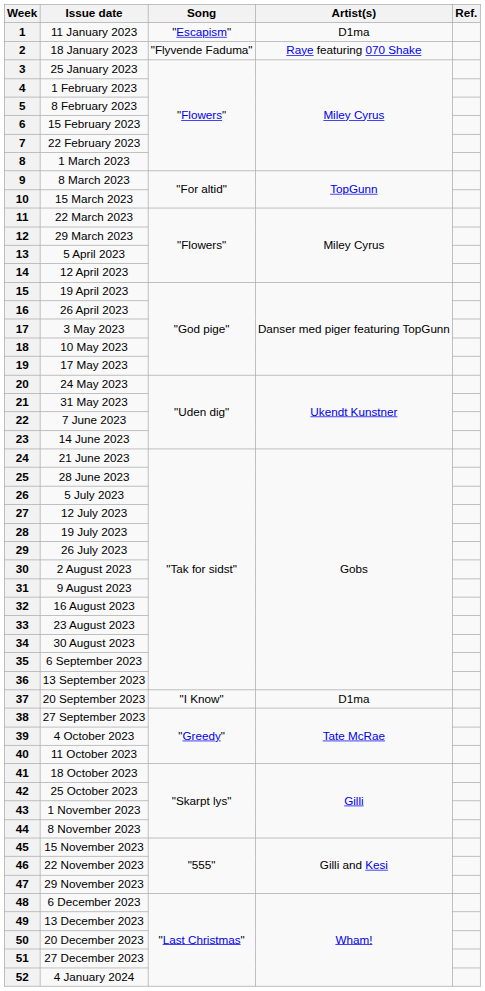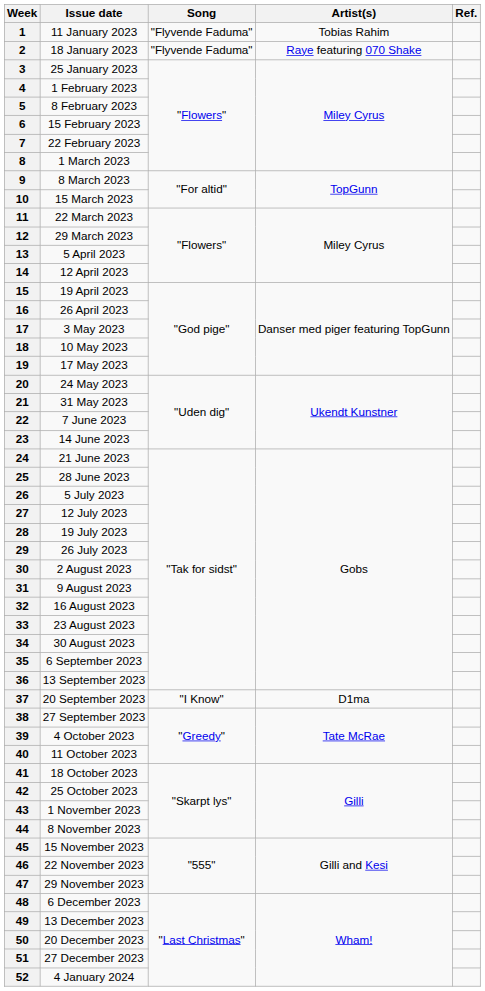(202, 32) "Escapism" -> (202, 32) "Flyvende Faduma"
(354, 32) D1ma -> (354, 32) Tobias Rahim
